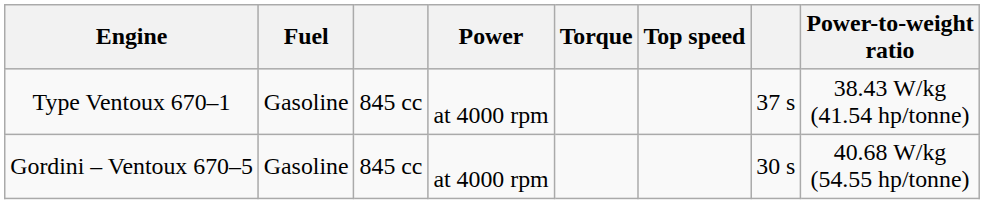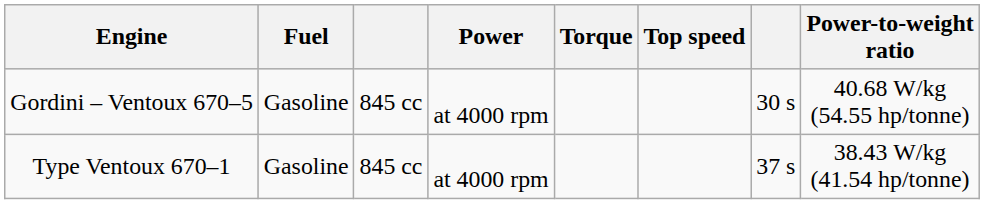rows swapped: (132, 101) <-> (132, 166)
